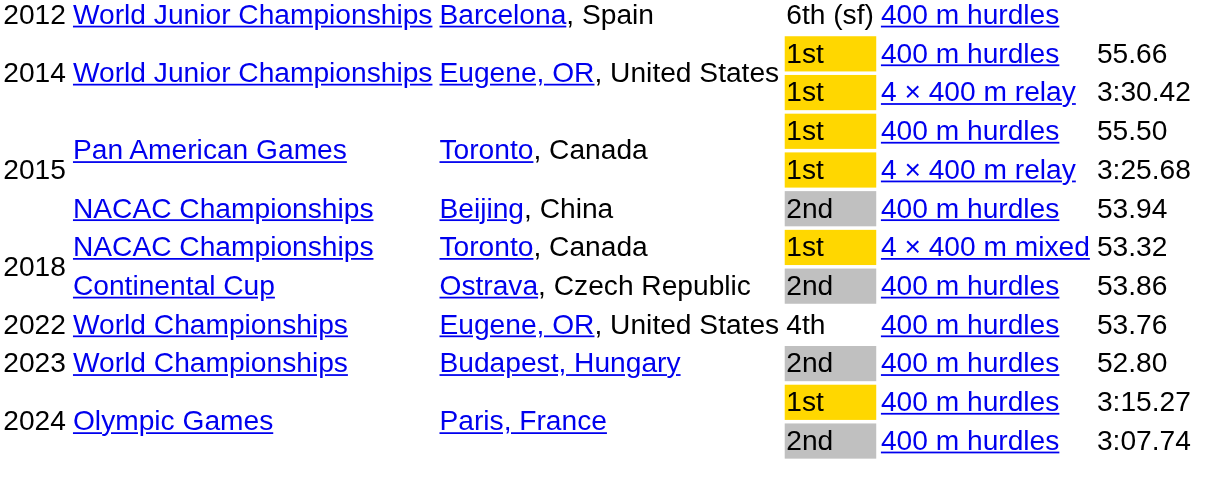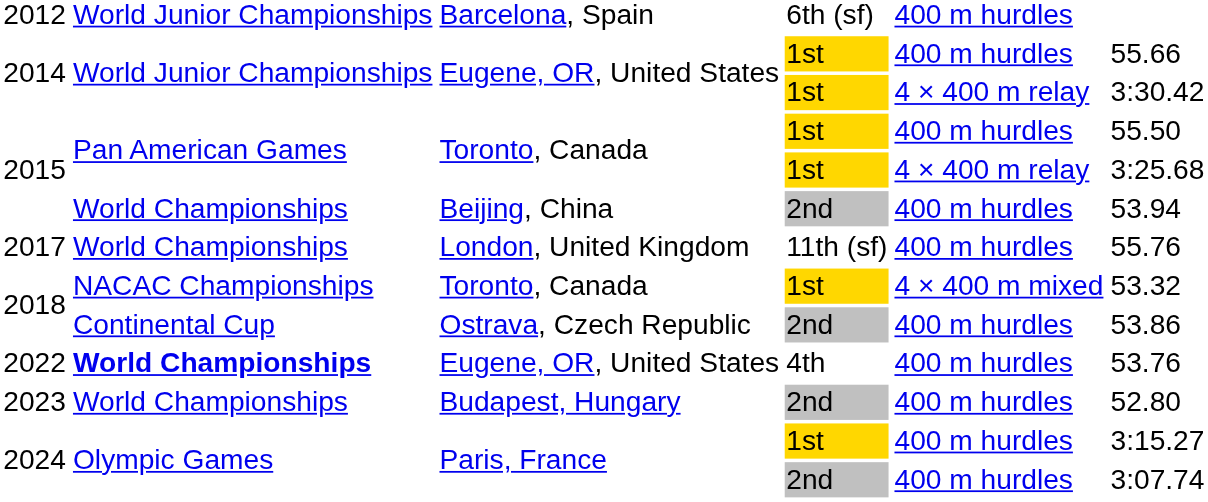(223, 208) NACAC Championships -> (210, 208) World Championships
+ row: (35, 247)
(210, 324) normal -> (222, 363) bold
